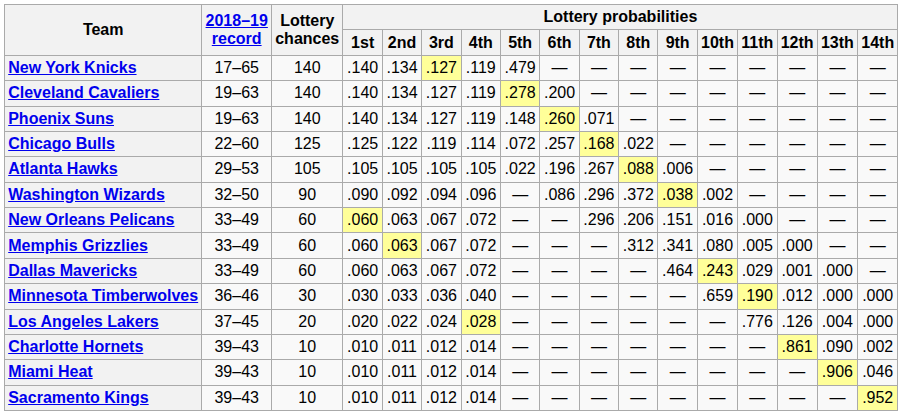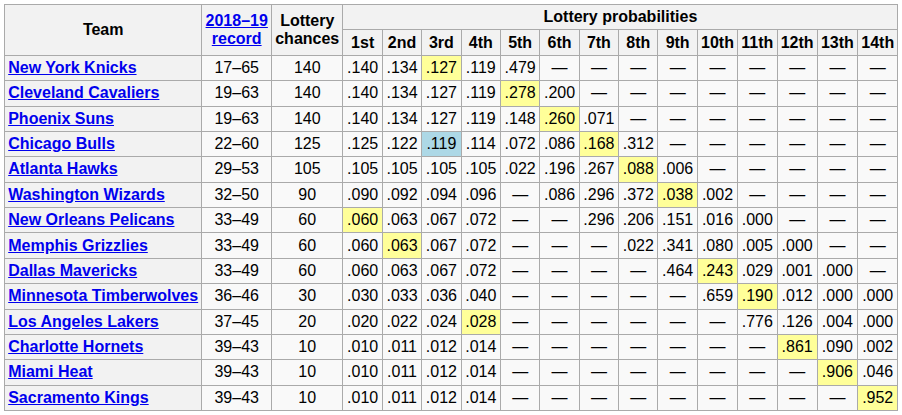(441, 144) no background -> (441, 144) lightblue background
(560, 144) .257 -> (560, 144) .086
(638, 144) .022 -> (638, 144) .312
(638, 245) .312 -> (638, 245) .022
